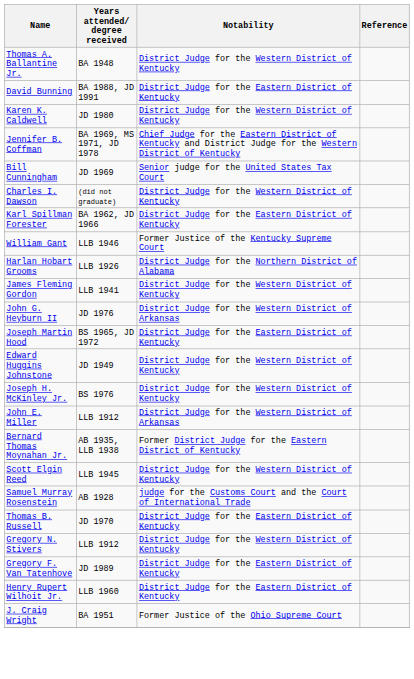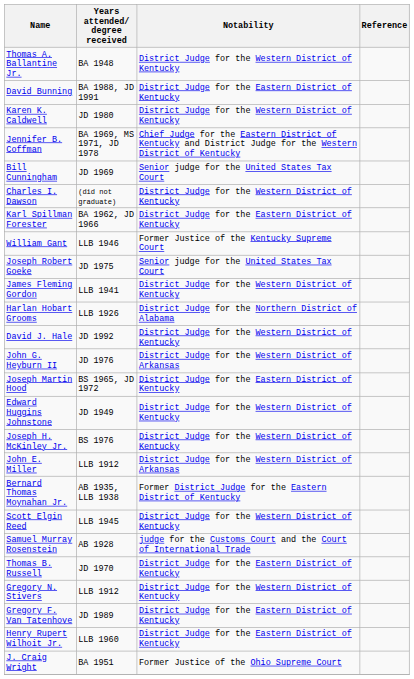+ row: (39, 267)
rows swapped: (39, 290) <-> (39, 267)
+ row: (39, 337)
